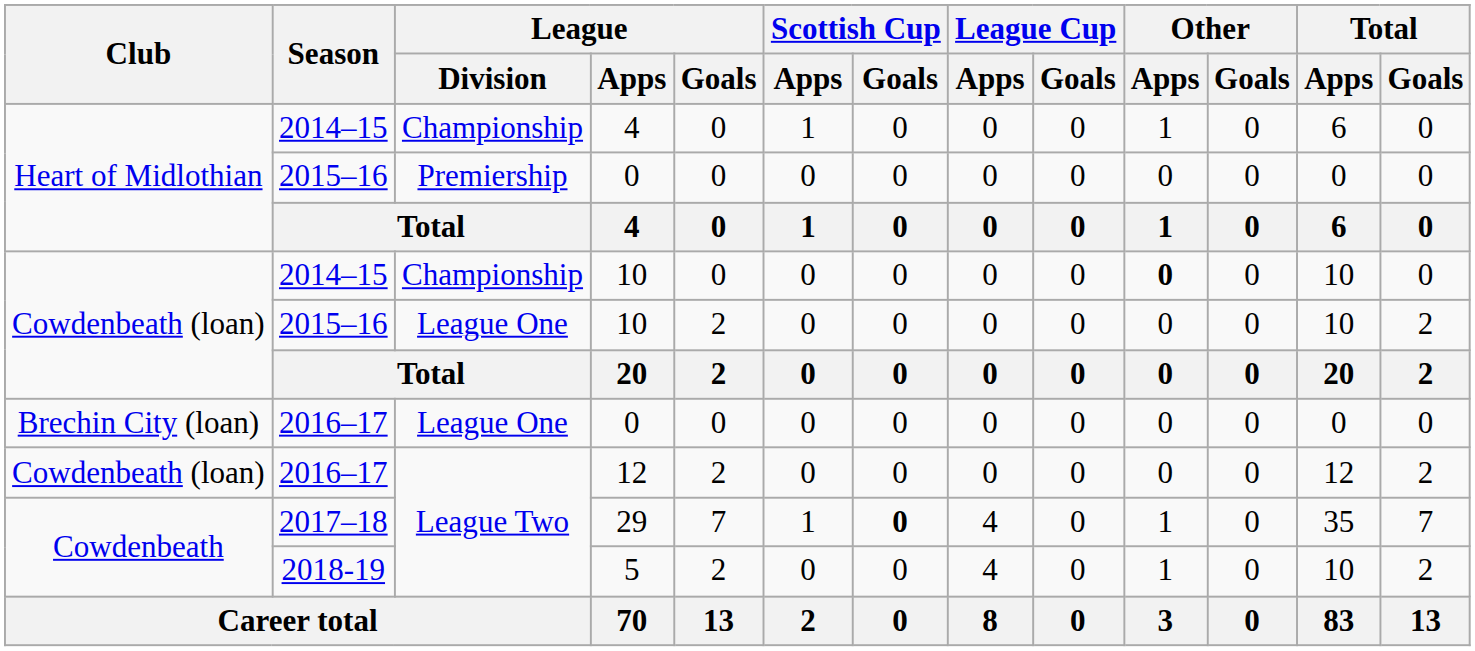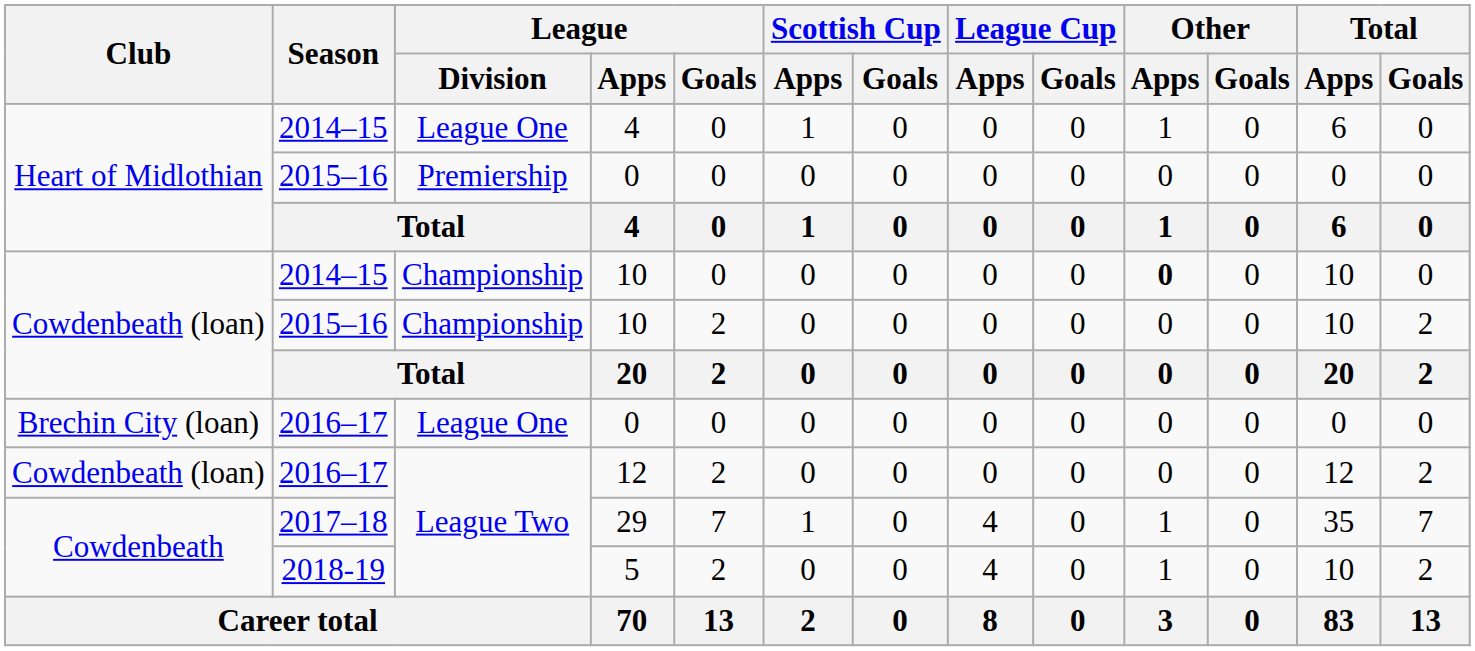(492, 127) Championship -> (492, 127) League One
(492, 324) League One -> (492, 324) Championship
(900, 521) bold -> (900, 521) normal
